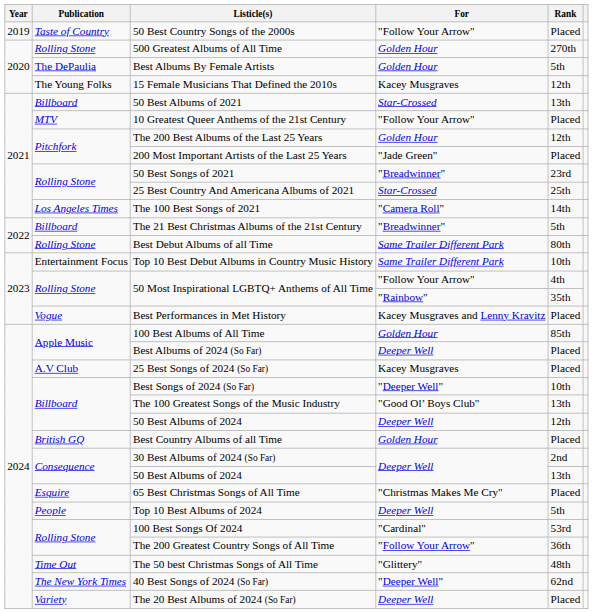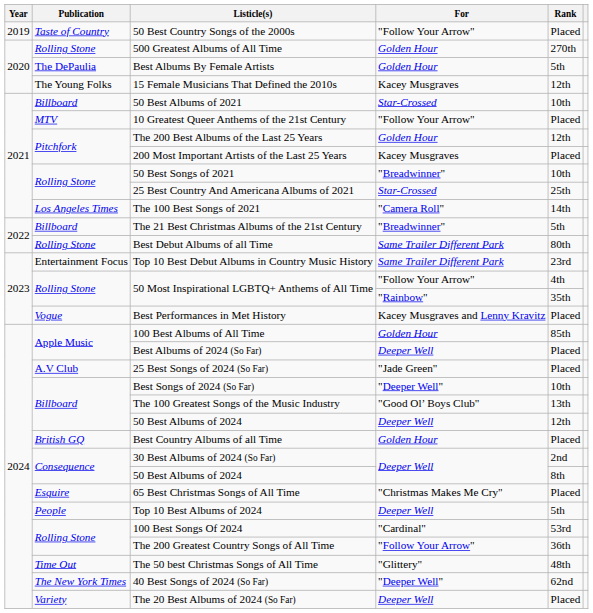(561, 102) 13th -> (561, 102) 10th
(408, 155) "Jade Green" -> (418, 155) Kacey Musgraves
(561, 173) 23rd -> (561, 173) 10th
(561, 262) 10th -> (561, 262) 23rd
(418, 368) Kacey Musgraves -> (408, 368) "Jade Green"
(561, 475) 13th -> (558, 475) 8th
